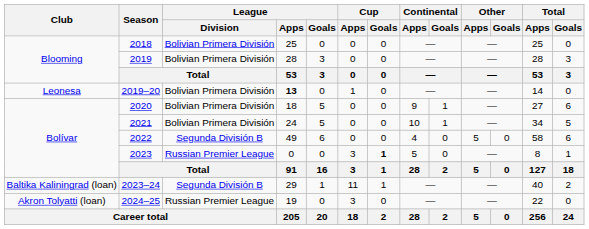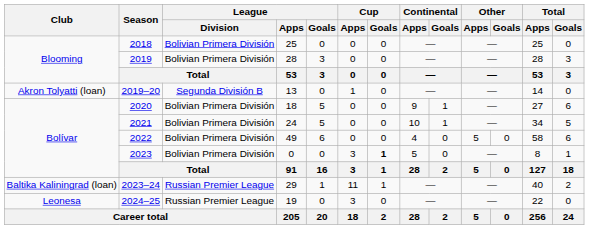(62, 91) Leonesa -> (62, 91) Akron Tolyatti (loan)
(220, 91) Bolivian Primera División -> (220, 91) Segunda División B
(291, 91) bold -> (291, 91) normal
(220, 138) Segunda División B -> (220, 138) Bolivian Primera División
(220, 153) Russian Premier League -> (220, 153) Bolivian Primera División
(220, 185) Segunda División B -> (220, 185) Russian Premier League
(62, 201) Akron Tolyatti (loan) -> (62, 201) Leonesa
